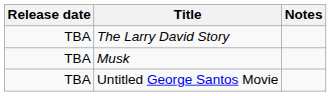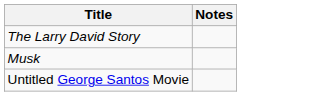- column: (49, 15)
